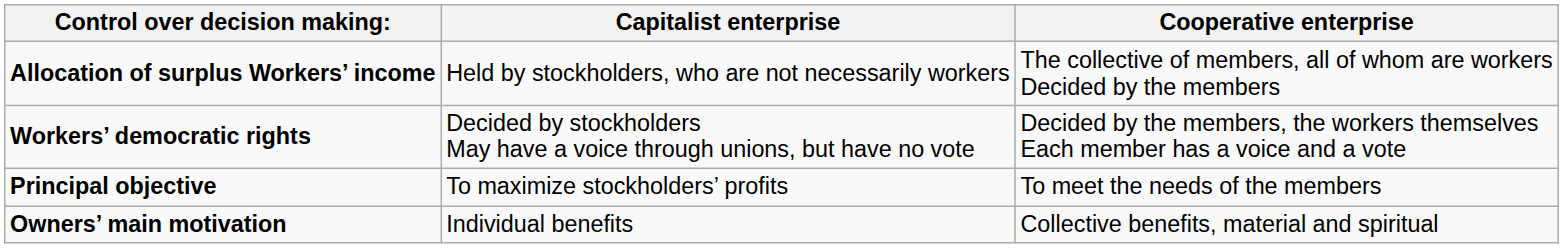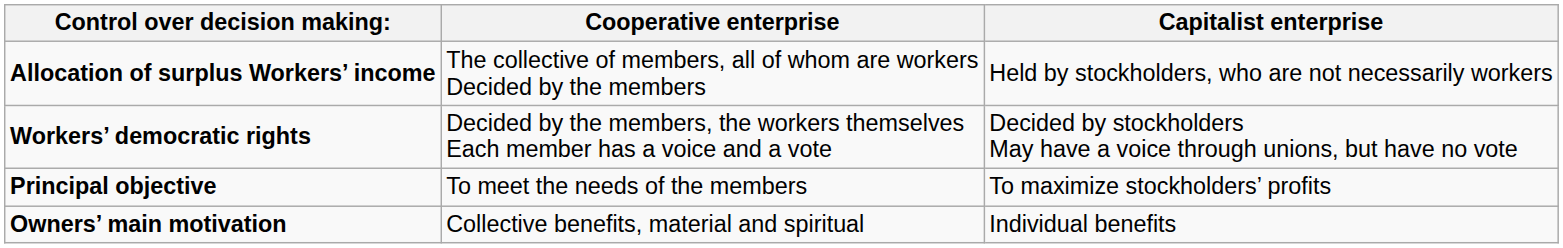columns swapped: (728, 23) <-> (1287, 23)
